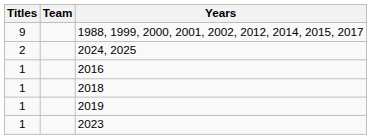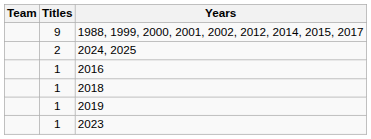columns swapped: (58, 13) <-> (22, 13)
